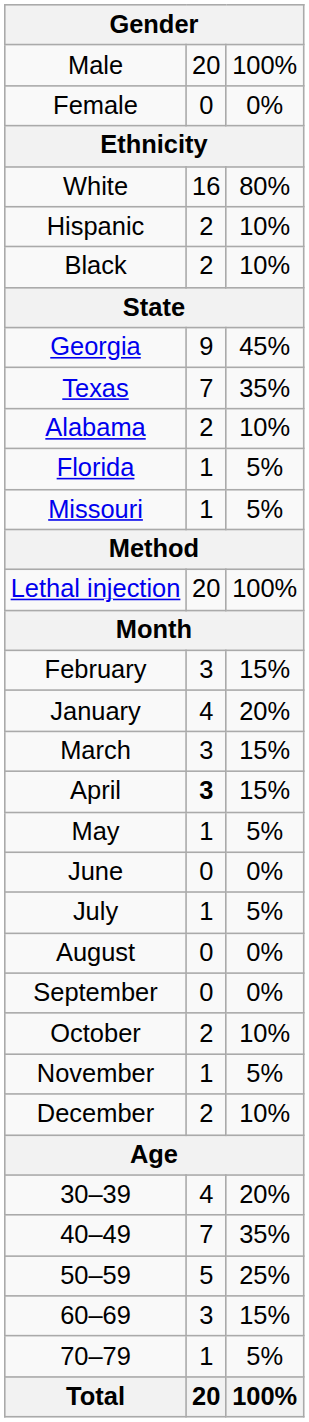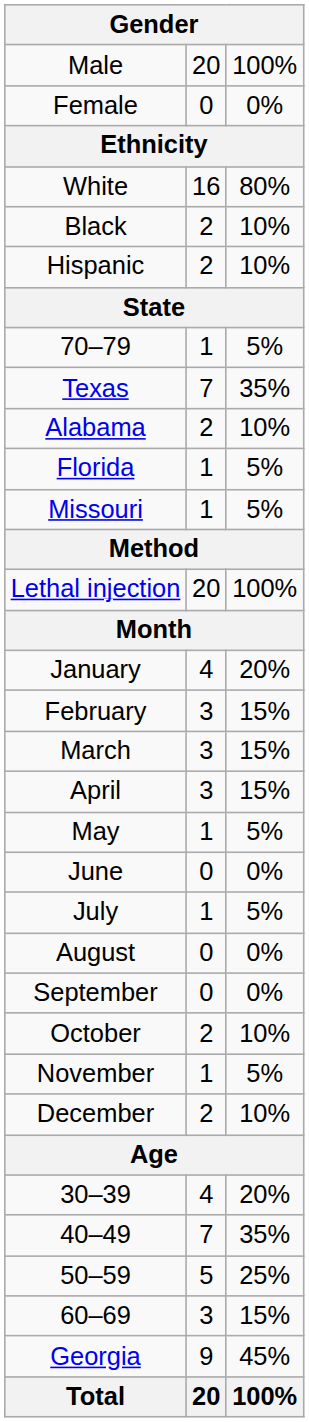rows swapped: (96, 266) <-> (96, 226)
rows swapped: (96, 347) <-> (96, 1356)
rows swapped: (96, 710) <-> (96, 670)
(206, 791) bold -> (206, 791) normal
